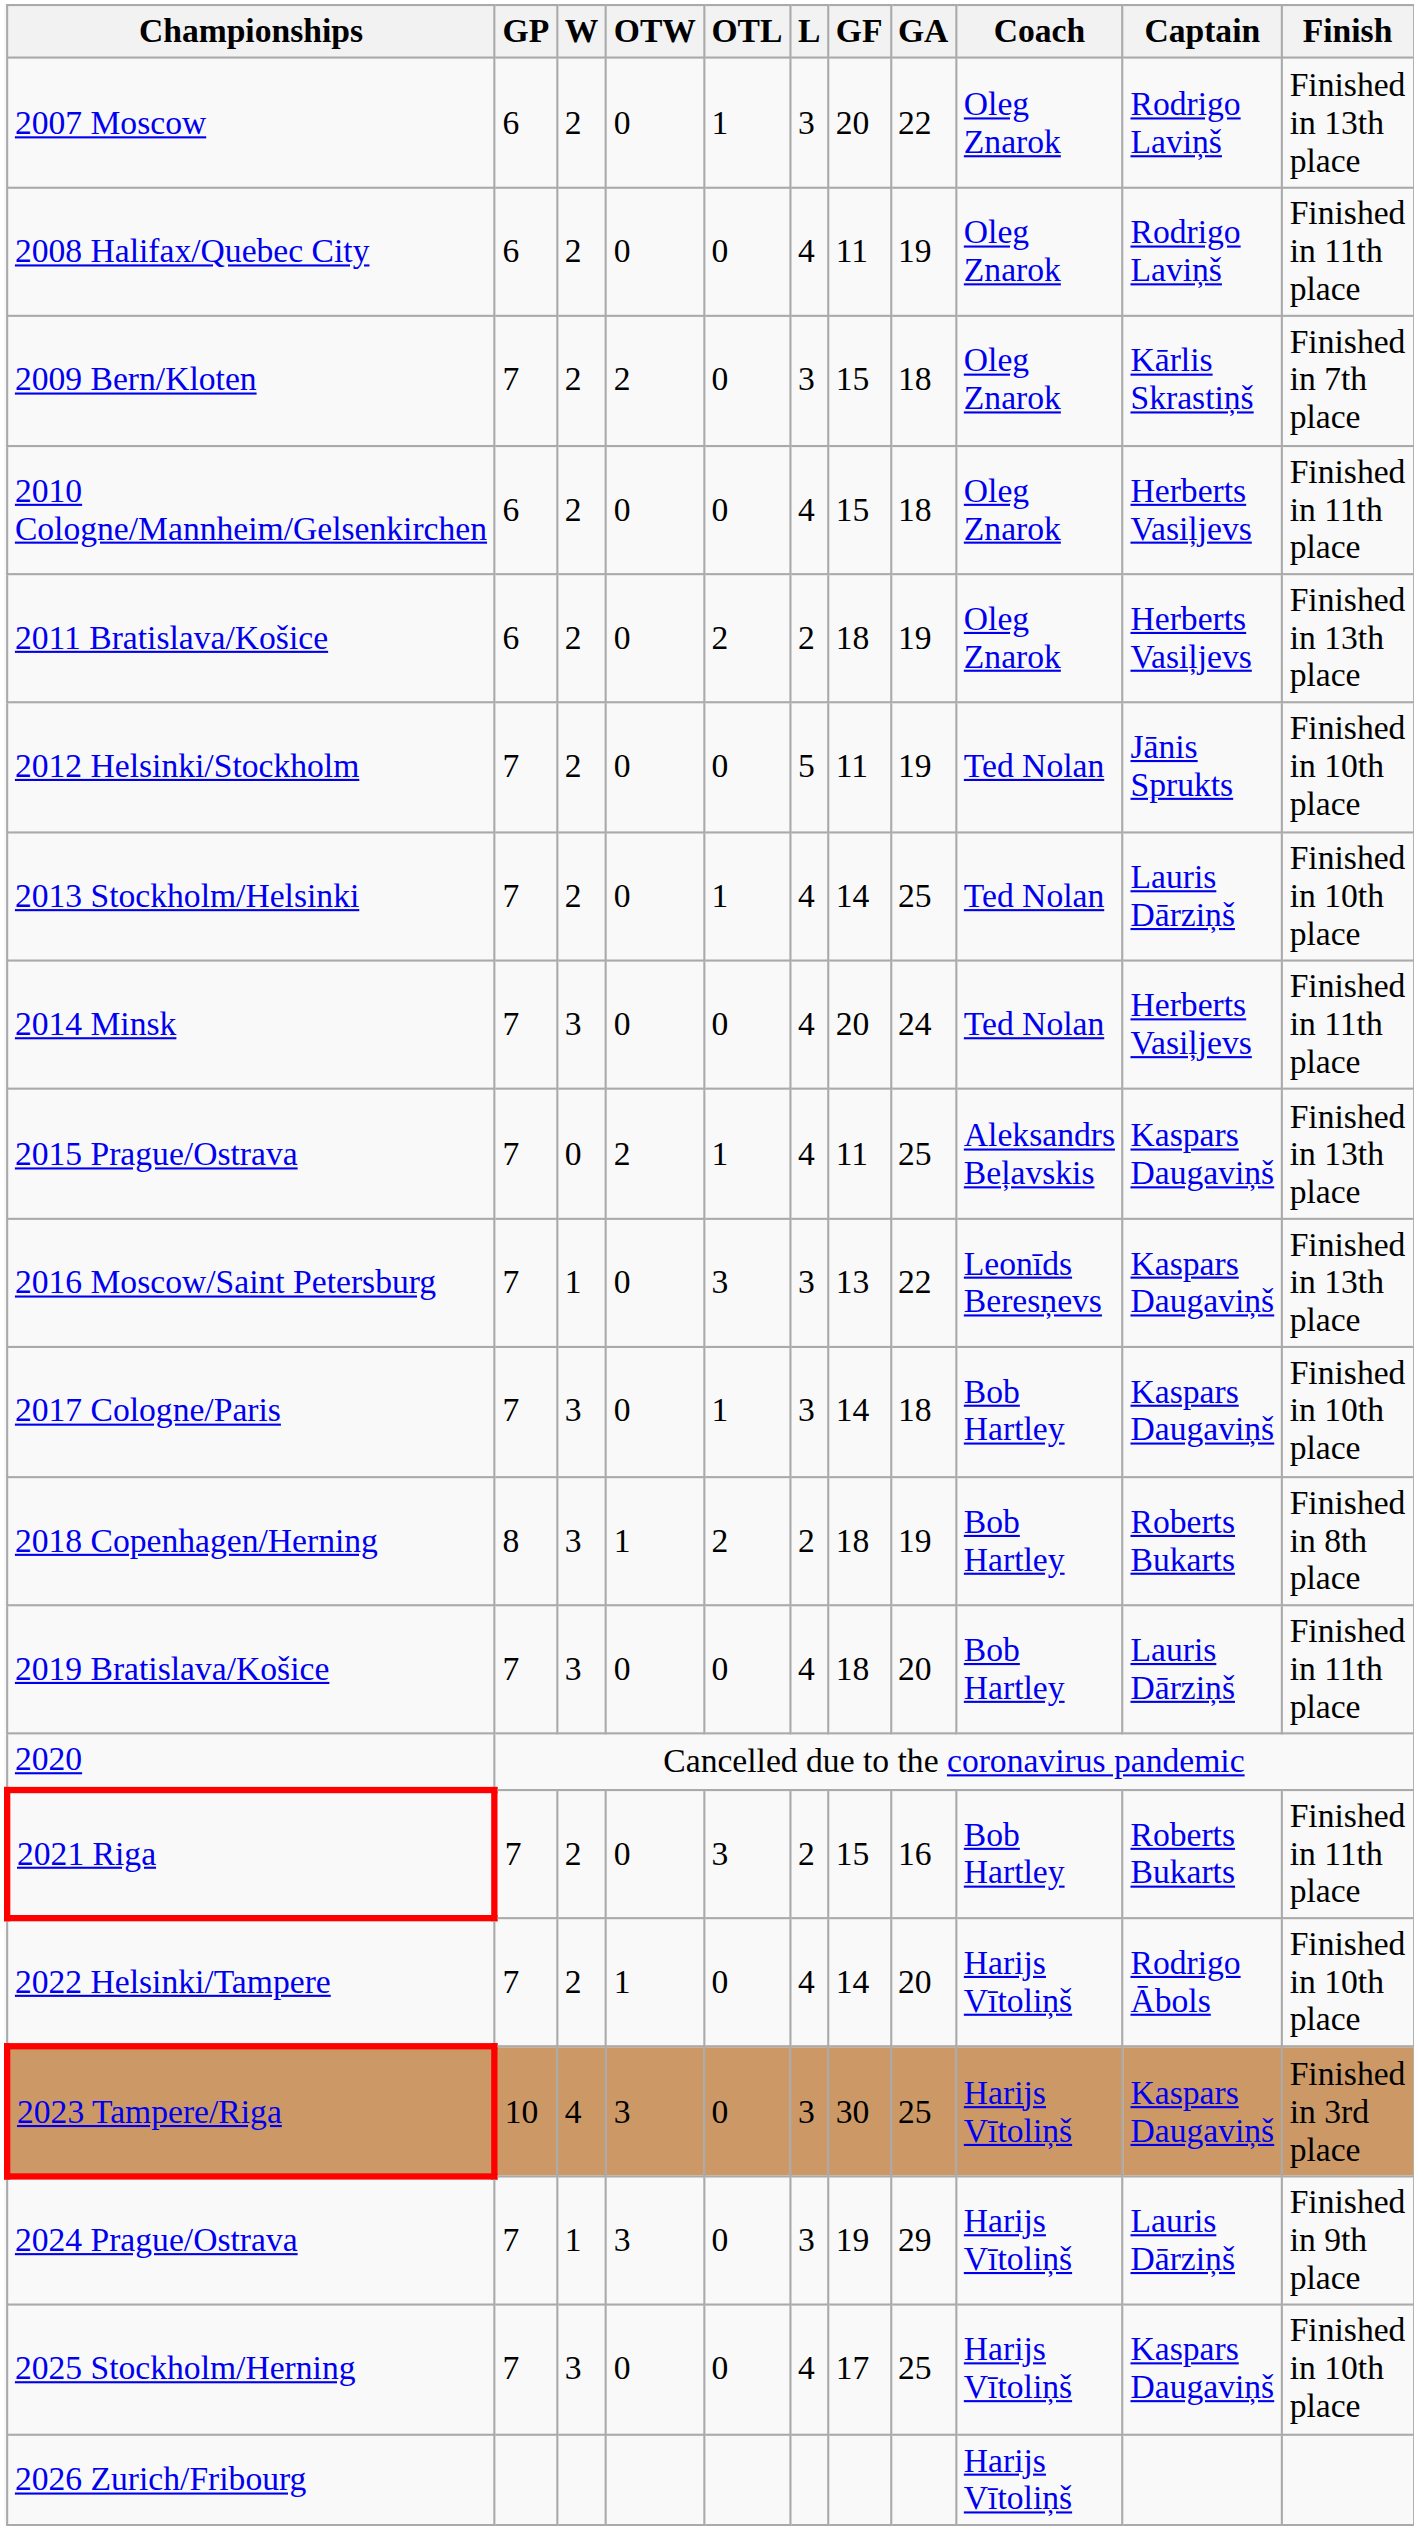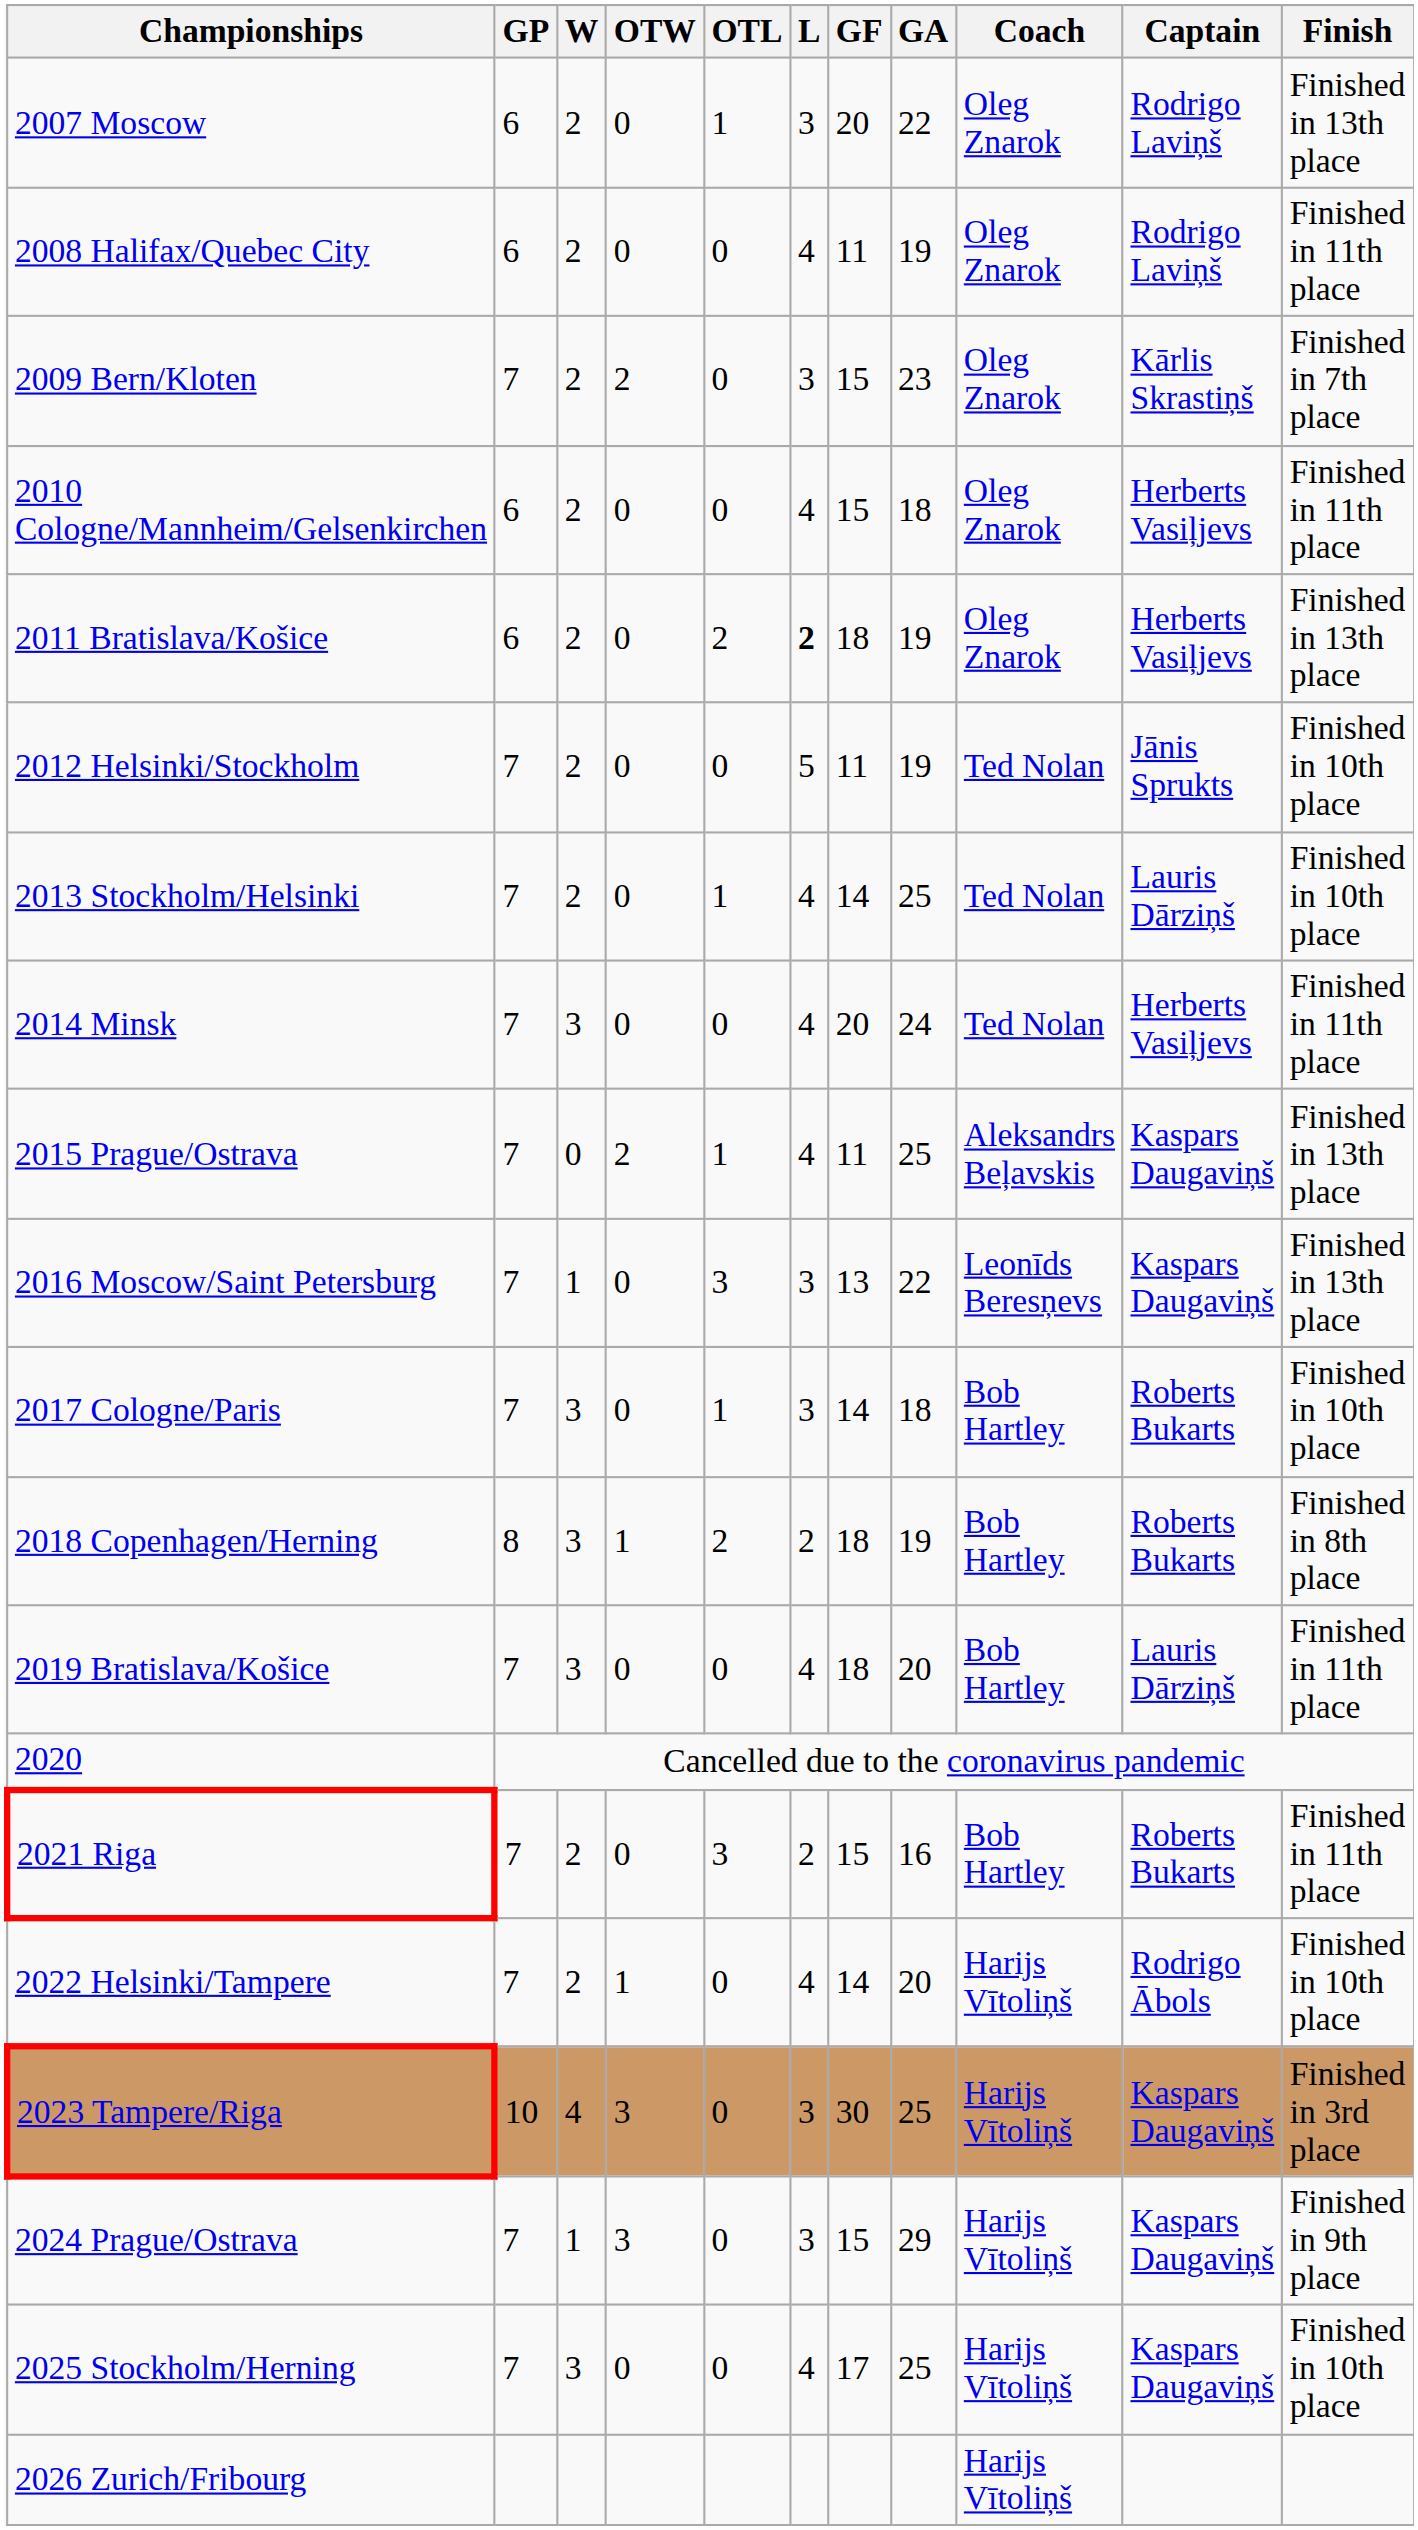(915, 380) 18 -> (915, 380) 23
(806, 637) normal -> (806, 637) bold
(1202, 1411) Kaspars Daugaviņš -> (1183, 1411) Roberts Bukarts
(853, 2239) 19 -> (853, 2239) 15
(1183, 2239) Lauris Dārziņš -> (1202, 2239) Kaspars Daugaviņš
